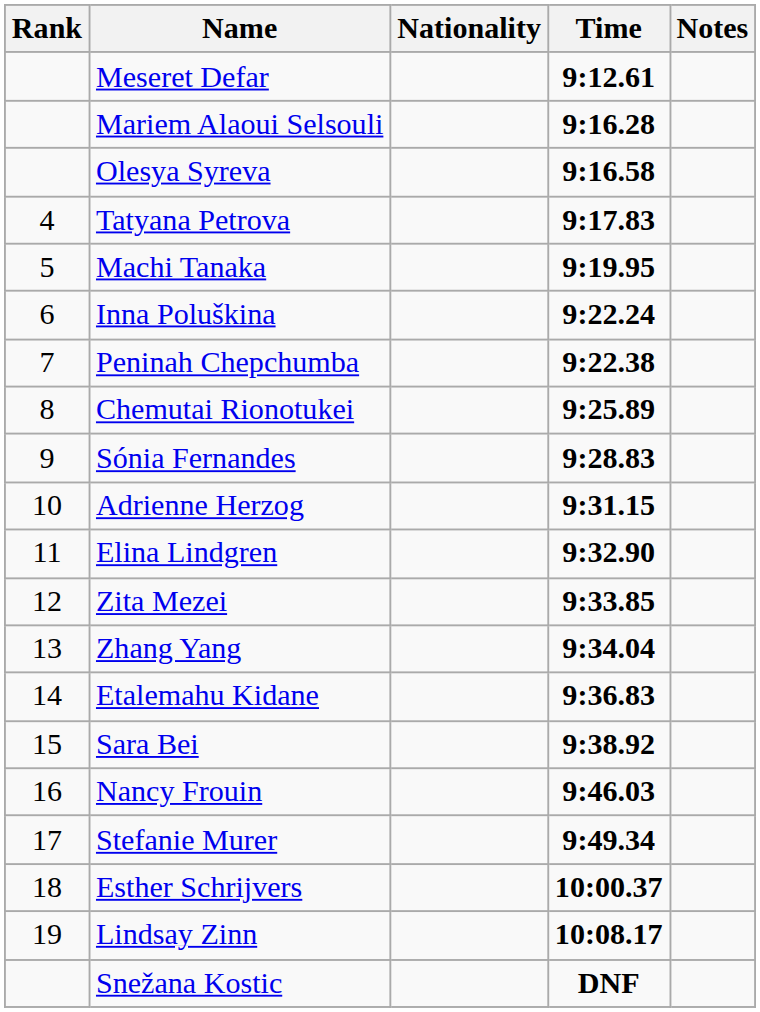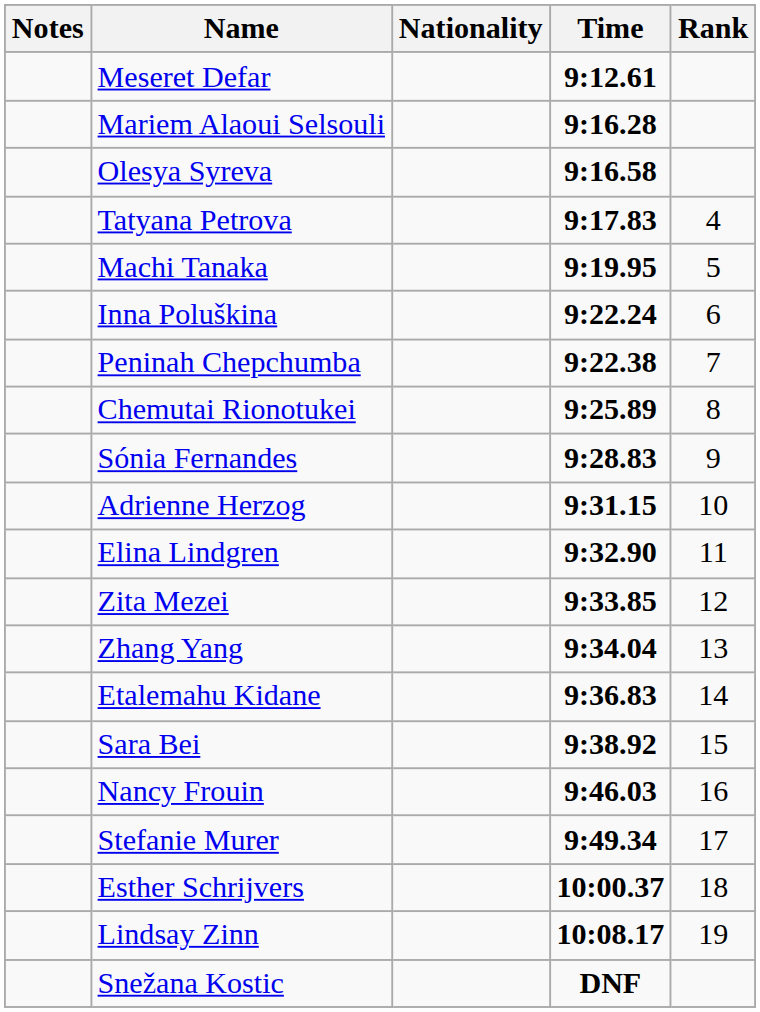columns swapped: (47, 28) <-> (712, 28)
